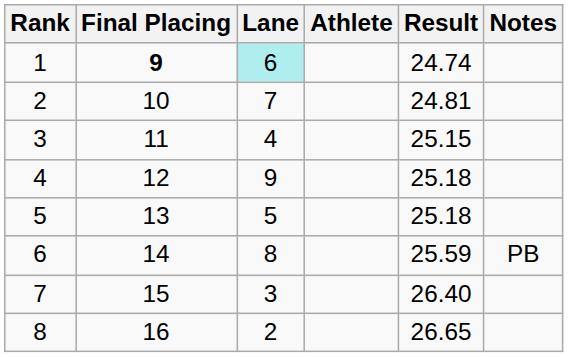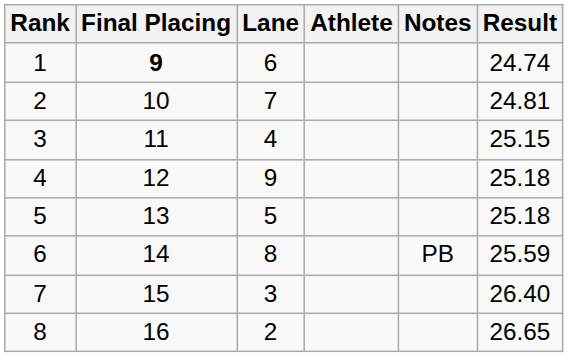columns swapped: (441, 23) <-> (523, 23)
(271, 62) paleturquoise background -> (271, 62) no background
